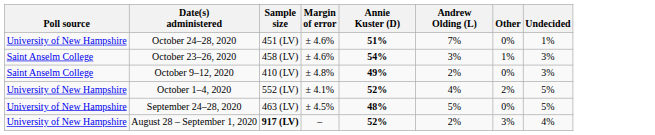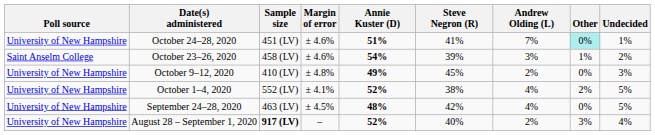+ column: (454, 18)
(508, 41) no background -> (585, 41) paleturquoise background
(548, 57) 3% -> (625, 57) 2%
(50, 73) Saint Anselm College -> (67, 73) University of New Hampshire
(454, 106) 5% -> (532, 106) 4%
